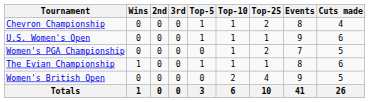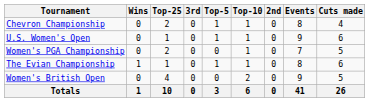columns swapped: (160, 11) <-> (266, 11)
